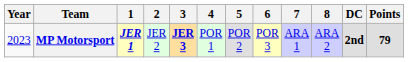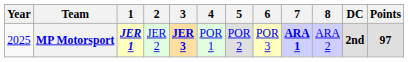(19, 39) 2023 -> (19, 39) 2025
(297, 39) normal -> (297, 39) bold
(385, 39) 79 -> (385, 39) 97
